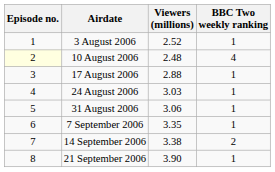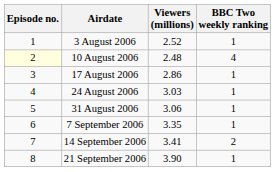(172, 74) 2.88 -> (172, 74) 2.86
(172, 141) 3.38 -> (172, 141) 3.41
